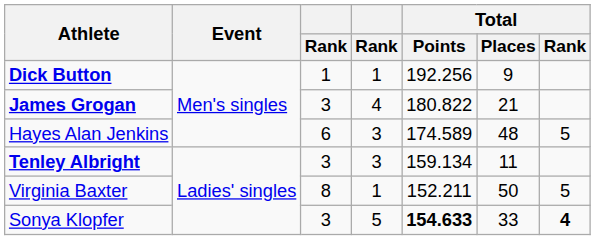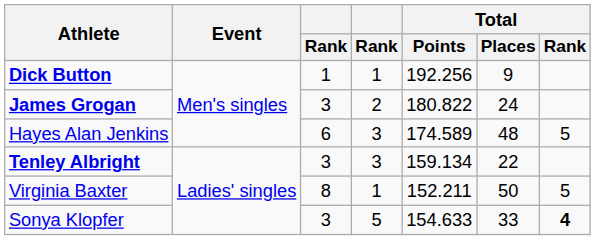(377, 105) 4 -> (377, 105) 2
(508, 105) 21 -> (508, 105) 24
(508, 162) 11 -> (508, 162) 22
(439, 220) bold -> (439, 220) normal
